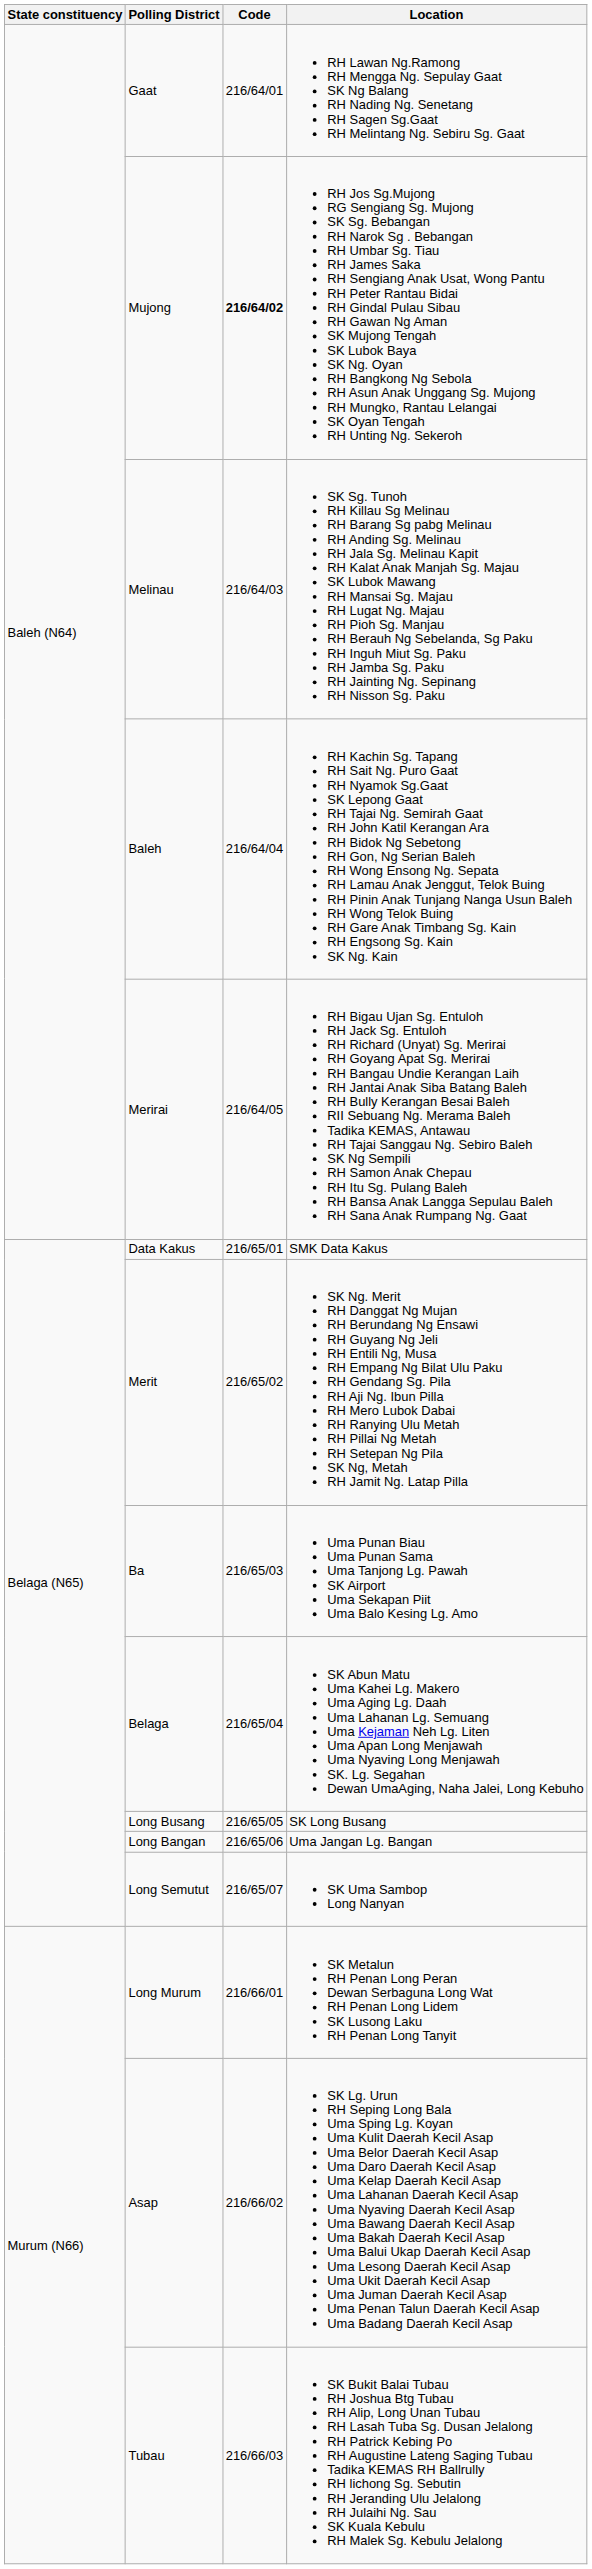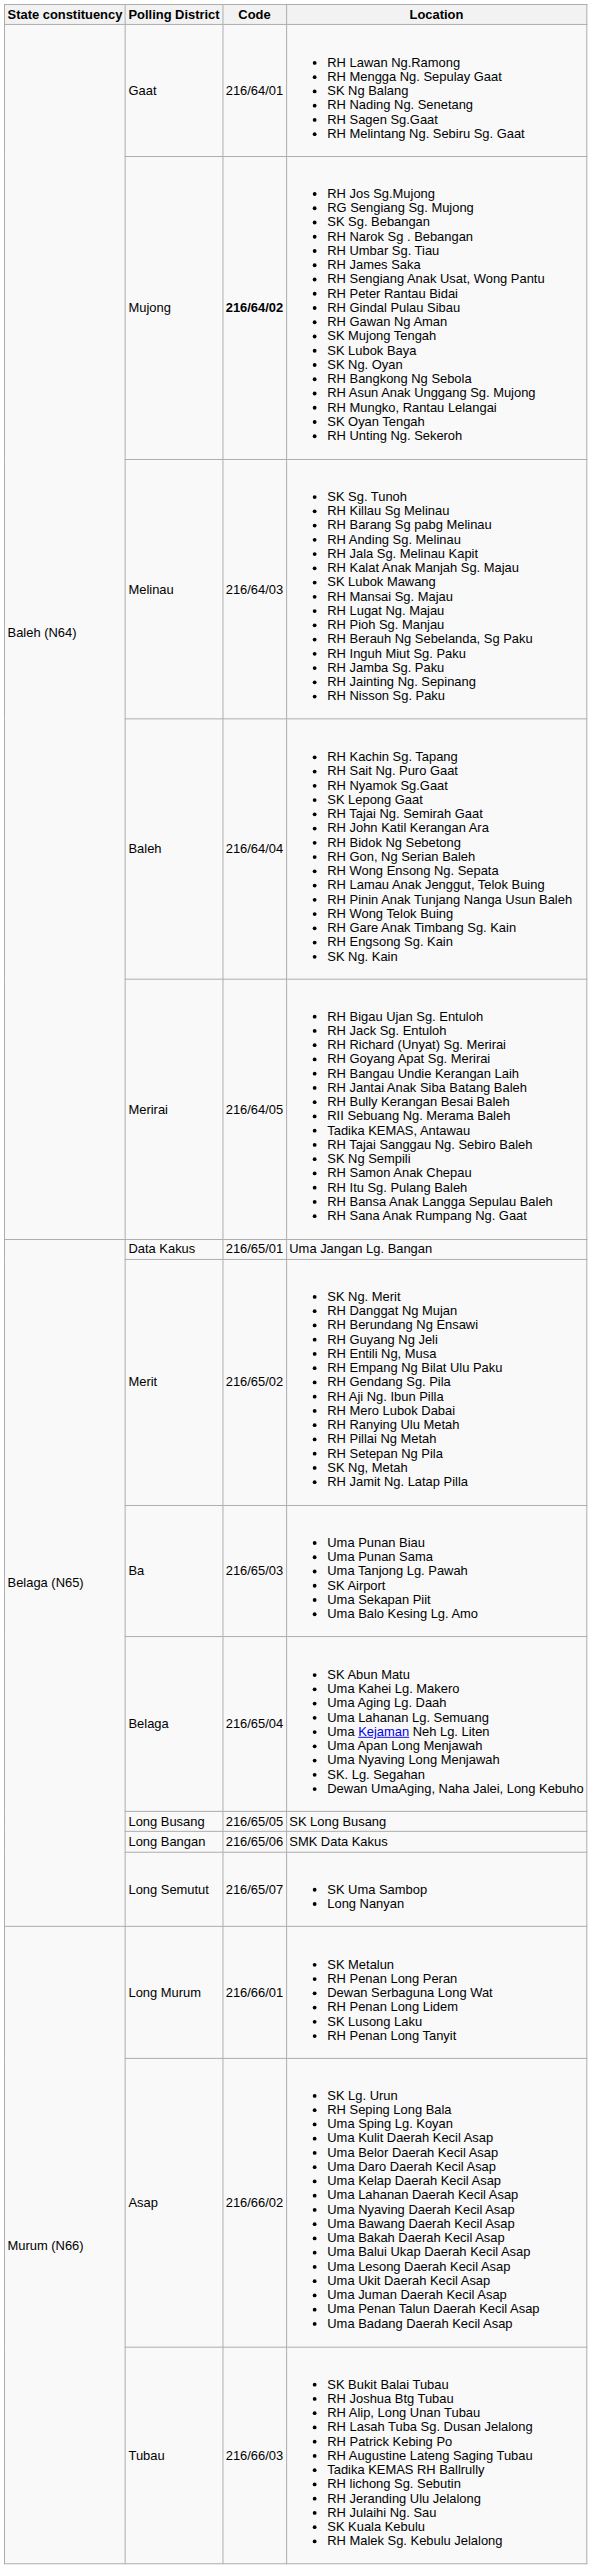(338, 1249) SMK Data Kakus -> (361, 1249) Uma Jangan Lg. Bangan
(361, 1841) Uma Jangan Lg. Bangan -> (338, 1841) SMK Data Kakus
